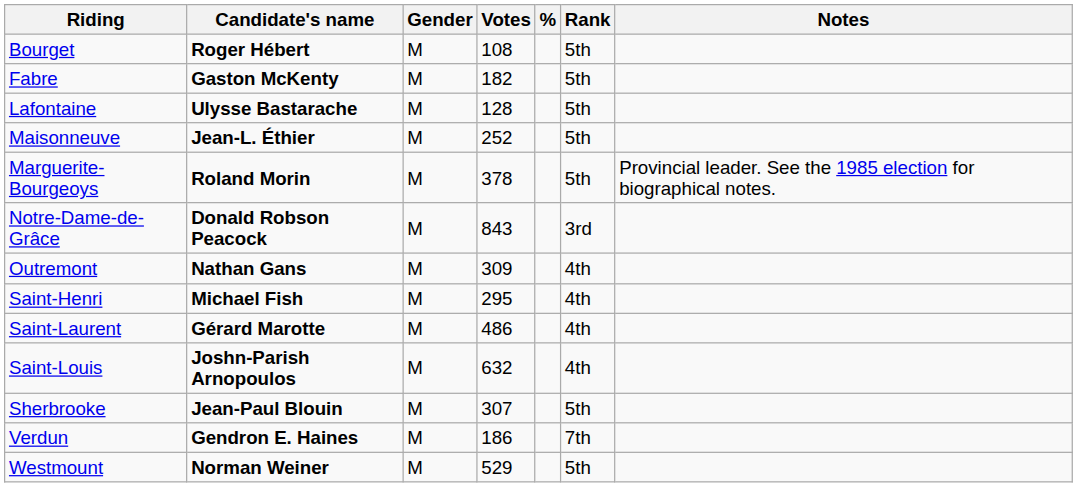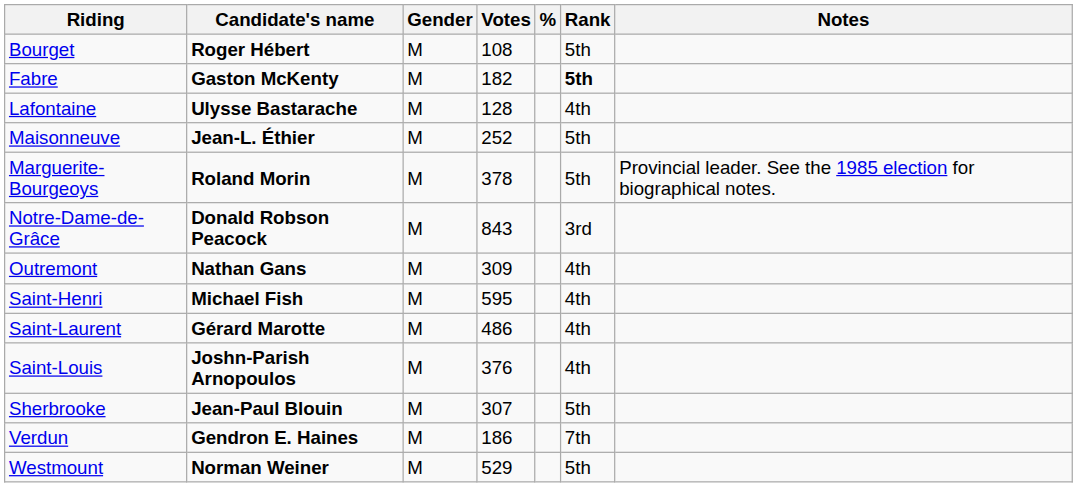(578, 79) normal -> (579, 79) bold
(578, 108) 5th -> (578, 108) 4th
(497, 298) 295 -> (497, 298) 595
(497, 368) 632 -> (497, 368) 376
